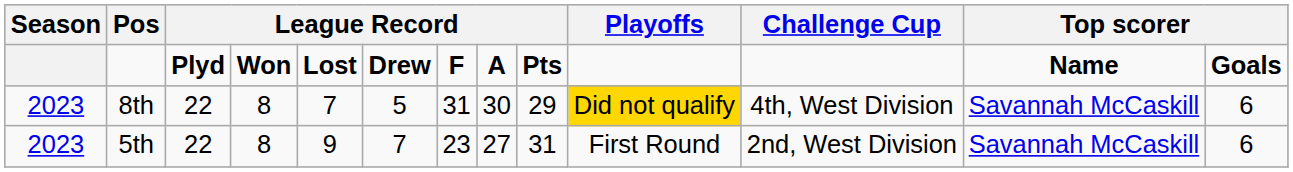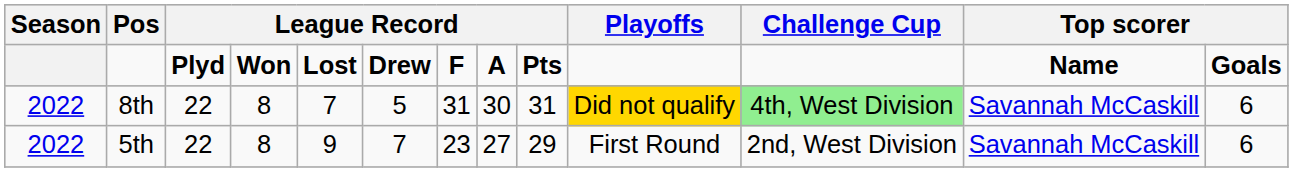(56, 105) 2023 -> (56, 105) 2022
(542, 105) 29 -> (542, 105) 31
(852, 105) no background -> (852, 105) lightgreen background
(56, 145) 2023 -> (56, 145) 2022
(542, 145) 31 -> (542, 145) 29
